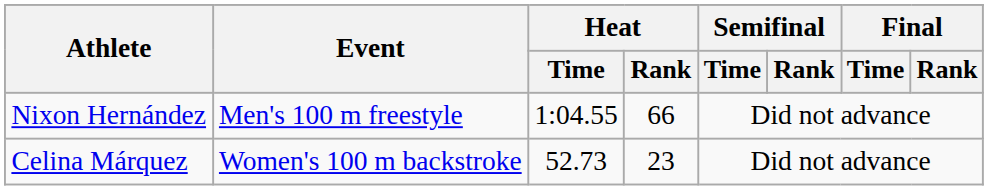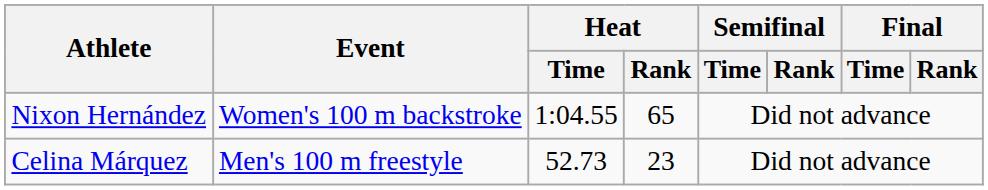(341, 115) Men's 100 m freestyle -> (370, 115) Women's 100 m backstroke
(661, 115) 66 -> (661, 115) 65
(370, 161) Women's 100 m backstroke -> (341, 161) Men's 100 m freestyle
